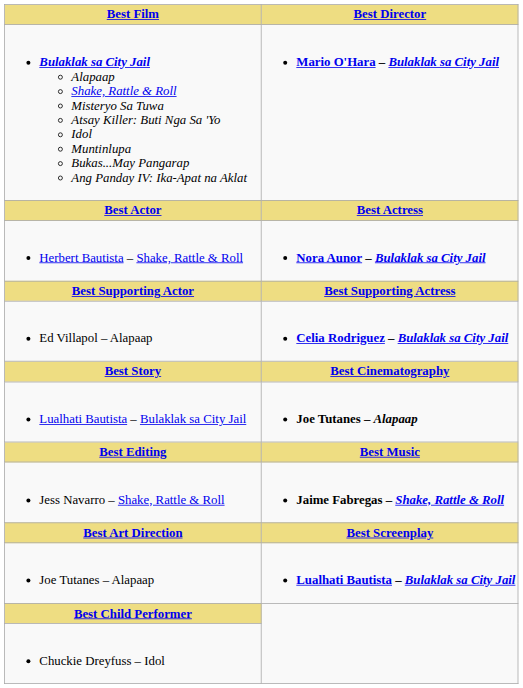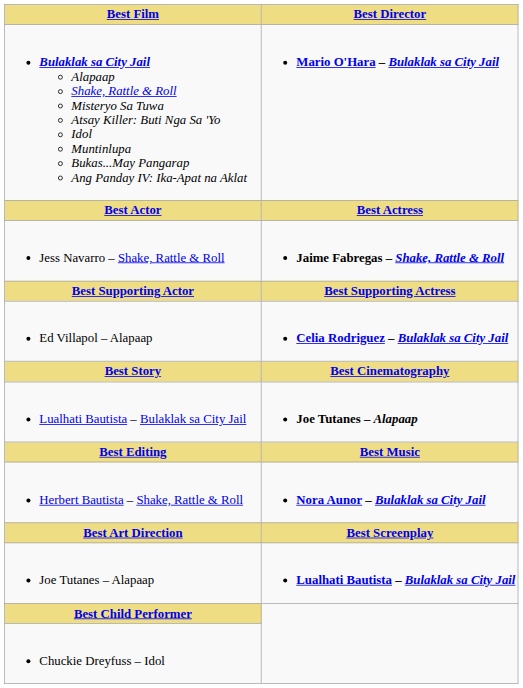rows swapped: (133, 258) <-> (133, 500)
